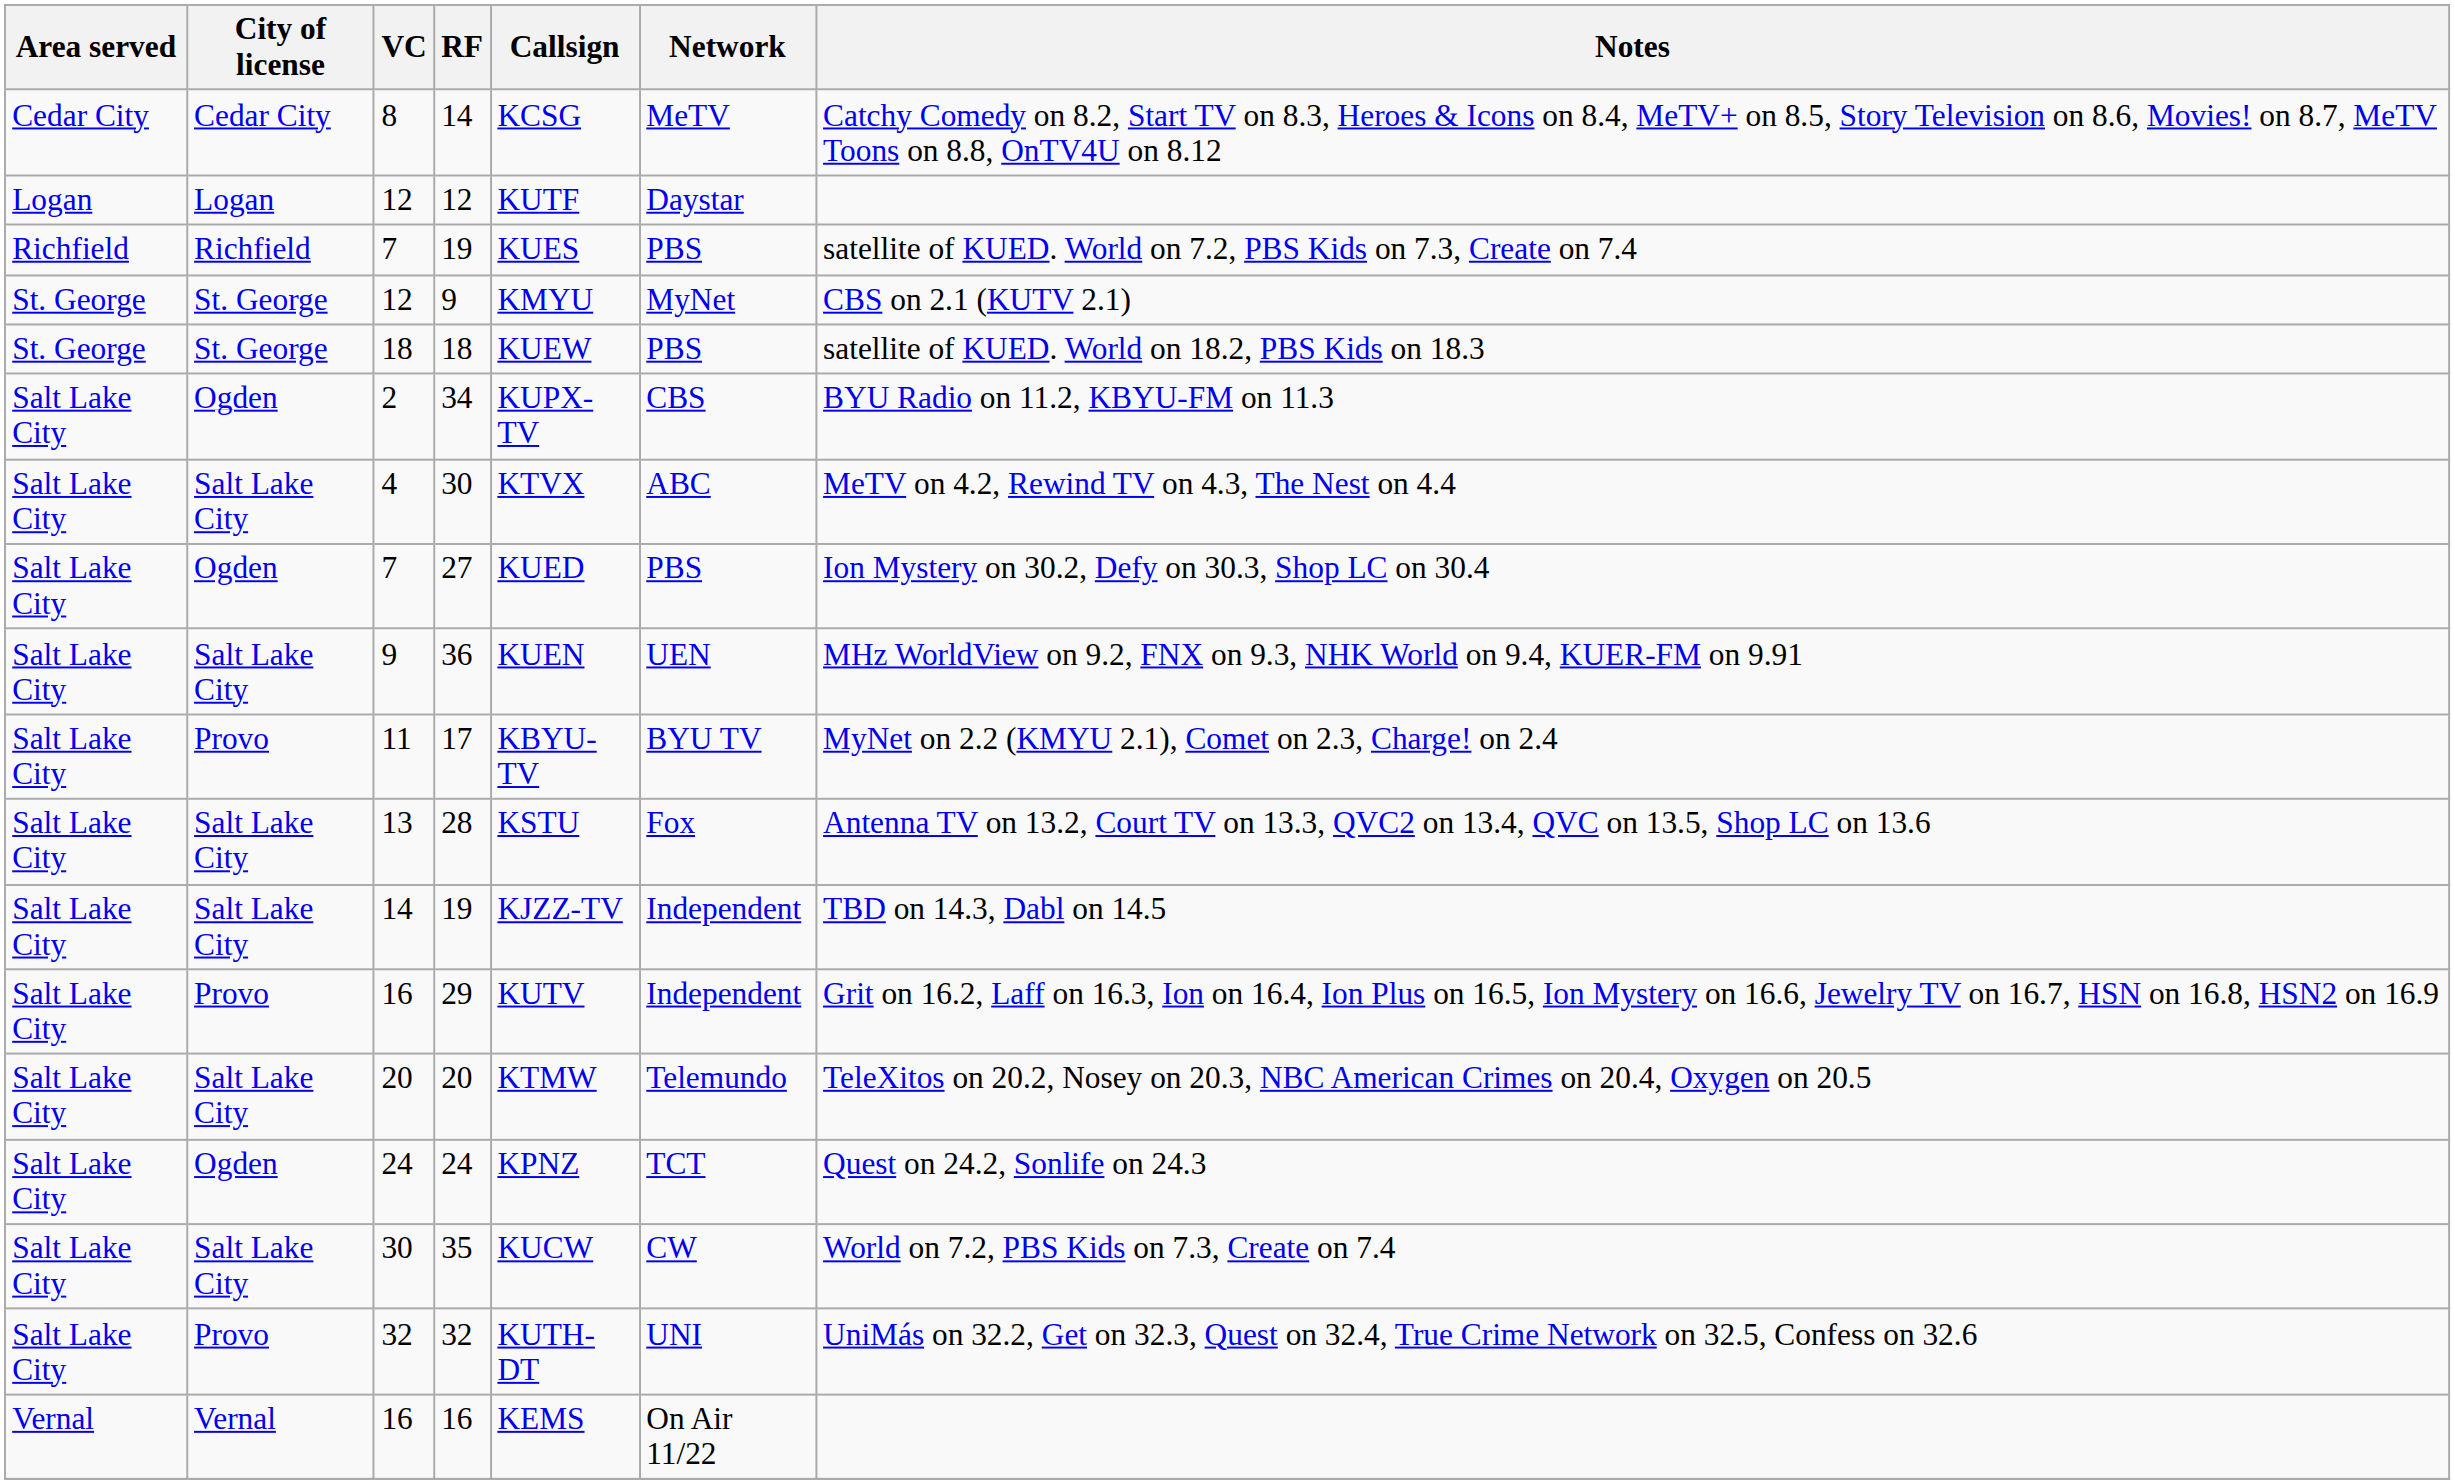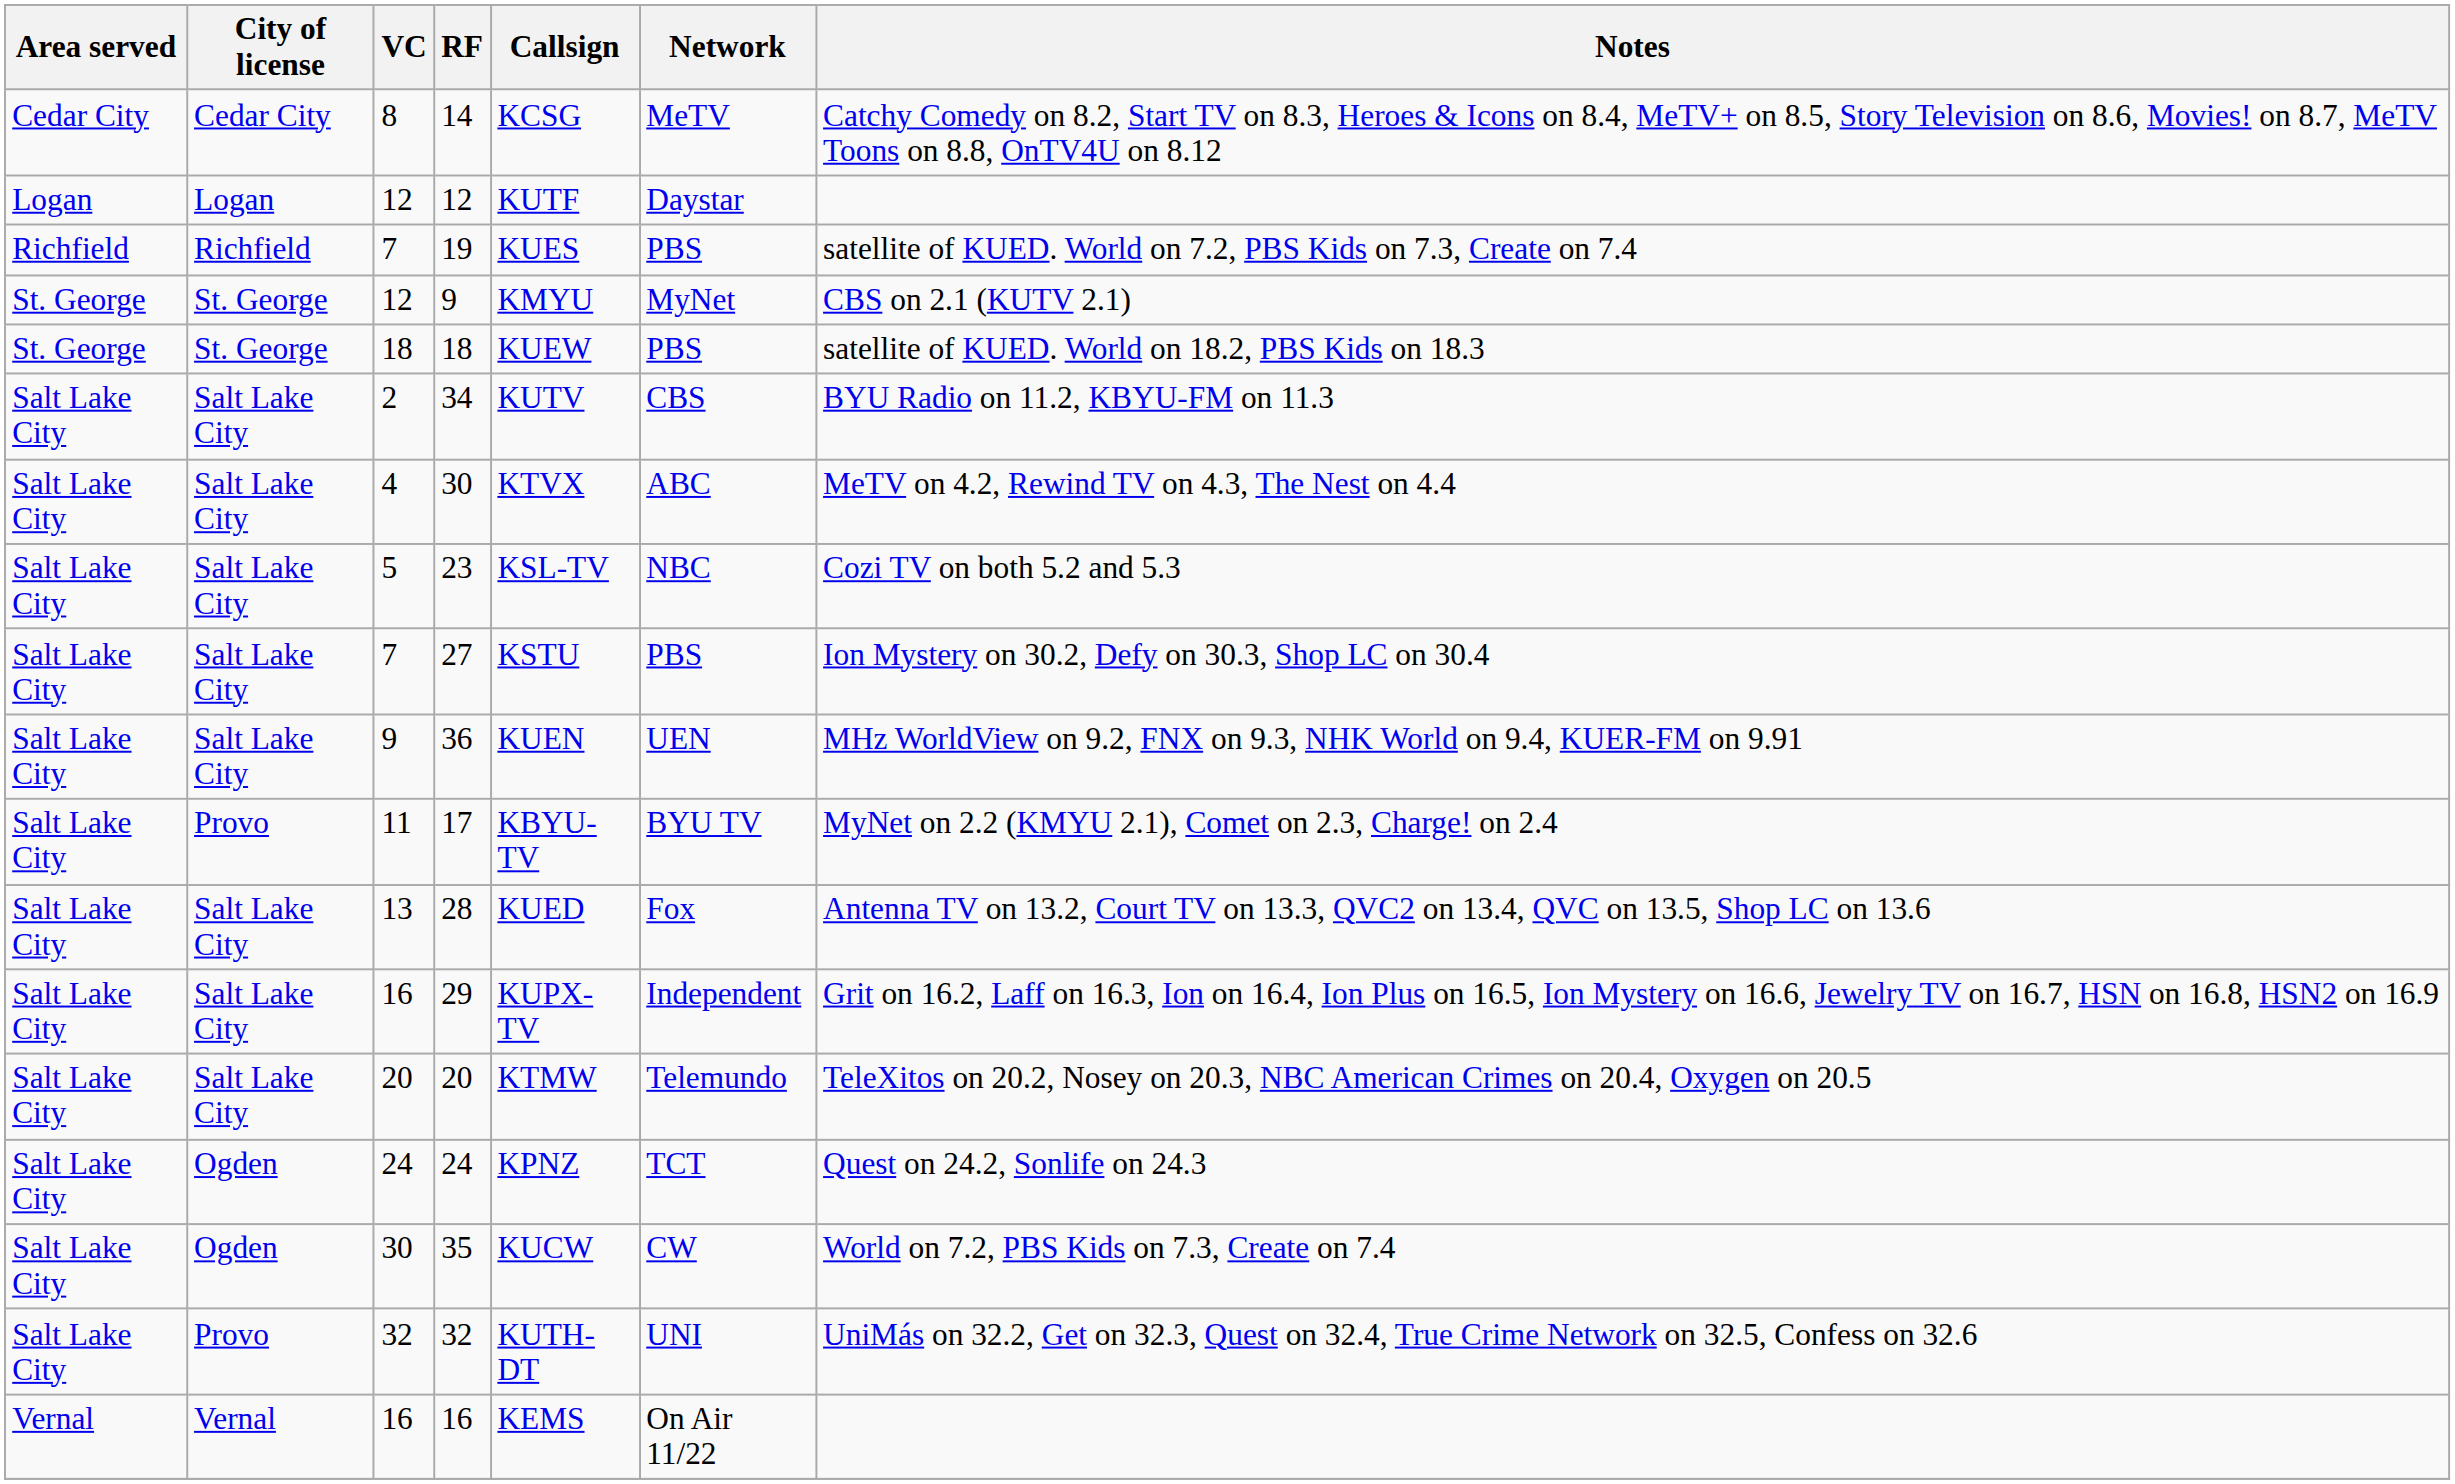(236, 398) Ogden -> (254, 415) Salt Lake City
(545, 415) KUPX-TV -> (541, 398) KUTV
+ row: (389, 568)
(236, 568) Ogden -> (254, 671) Salt Lake City
(541, 568) KUED -> (538, 653) KSTU
(538, 823) KSTU -> (541, 908) KUED
- row: (397, 908)
(232, 993) Provo -> (254, 1011) Salt Lake City
(541, 993) KUTV -> (545, 1011) KUPX-TV
(254, 1266) Salt Lake City -> (236, 1248) Ogden
